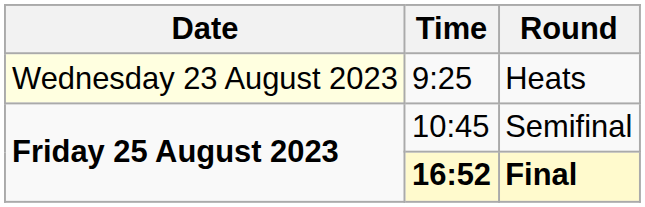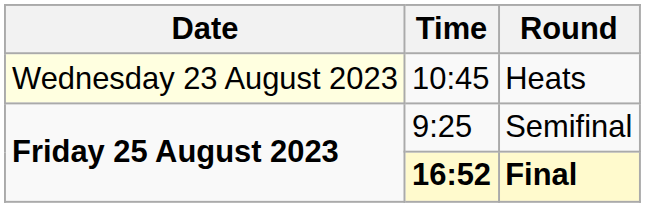(442, 77) 9:25 -> (451, 77) 10:45
(451, 126) 10:45 -> (442, 126) 9:25
